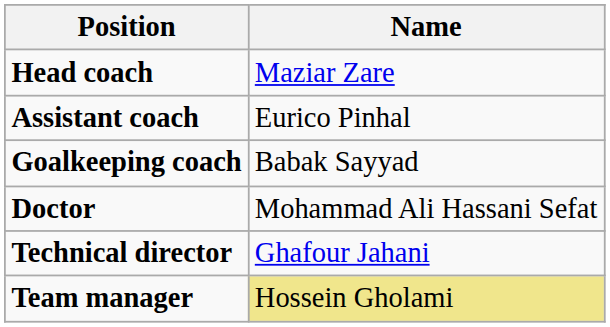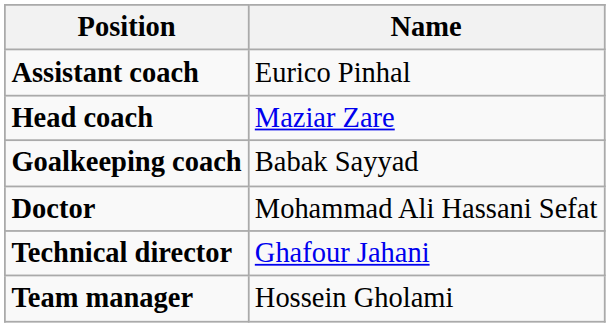rows swapped: (82, 72) <-> (105, 117)
(354, 298) khaki background -> (354, 298) no background
